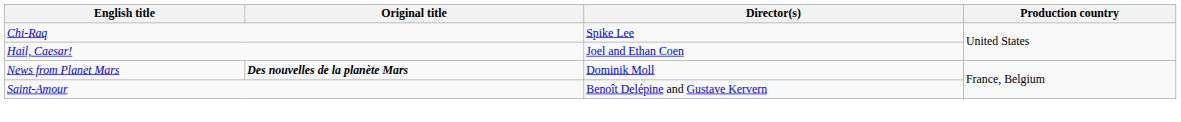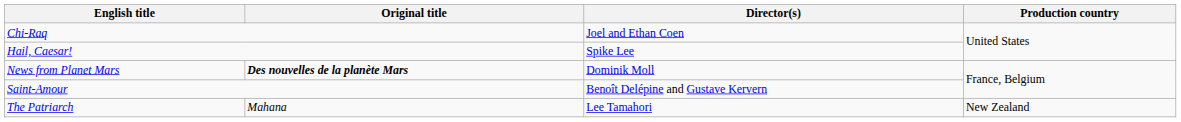(610, 32) Spike Lee -> (635, 32) Joel and Ethan Coen
(635, 51) Joel and Ethan Coen -> (610, 51) Spike Lee
+ row: (40, 107)
